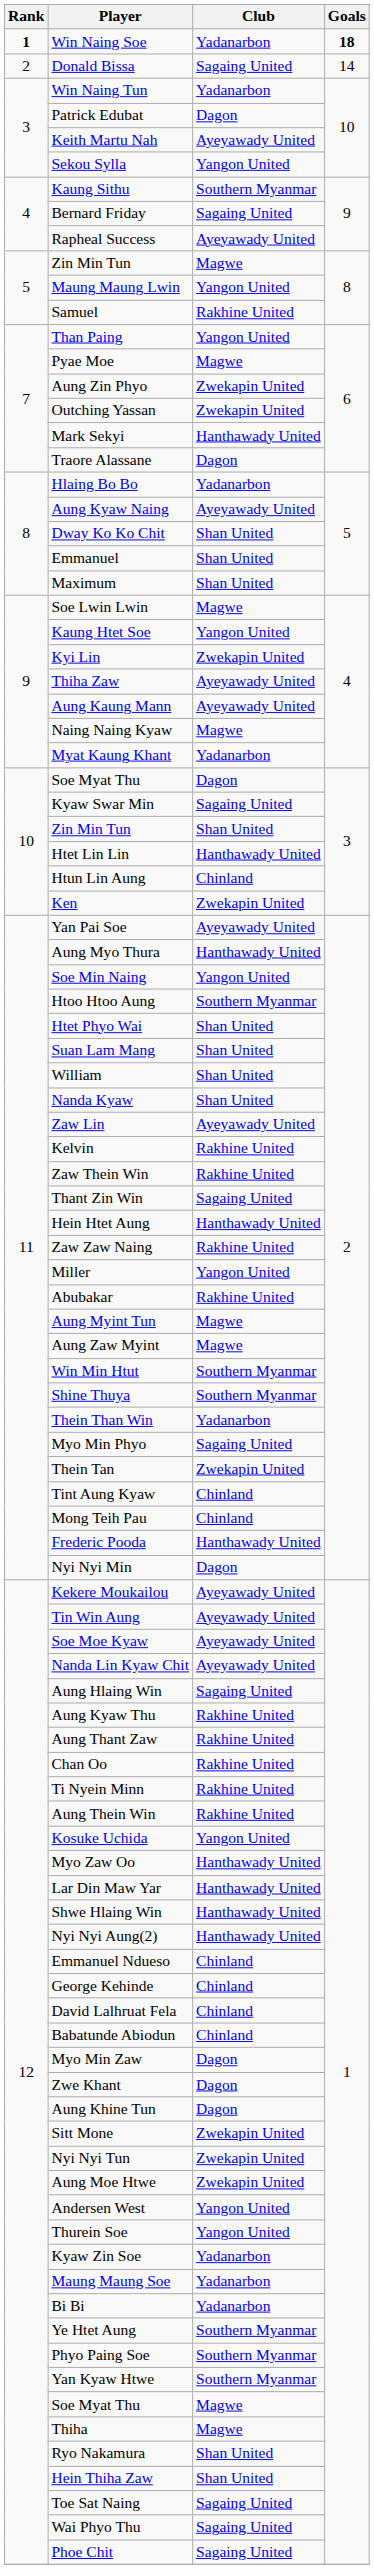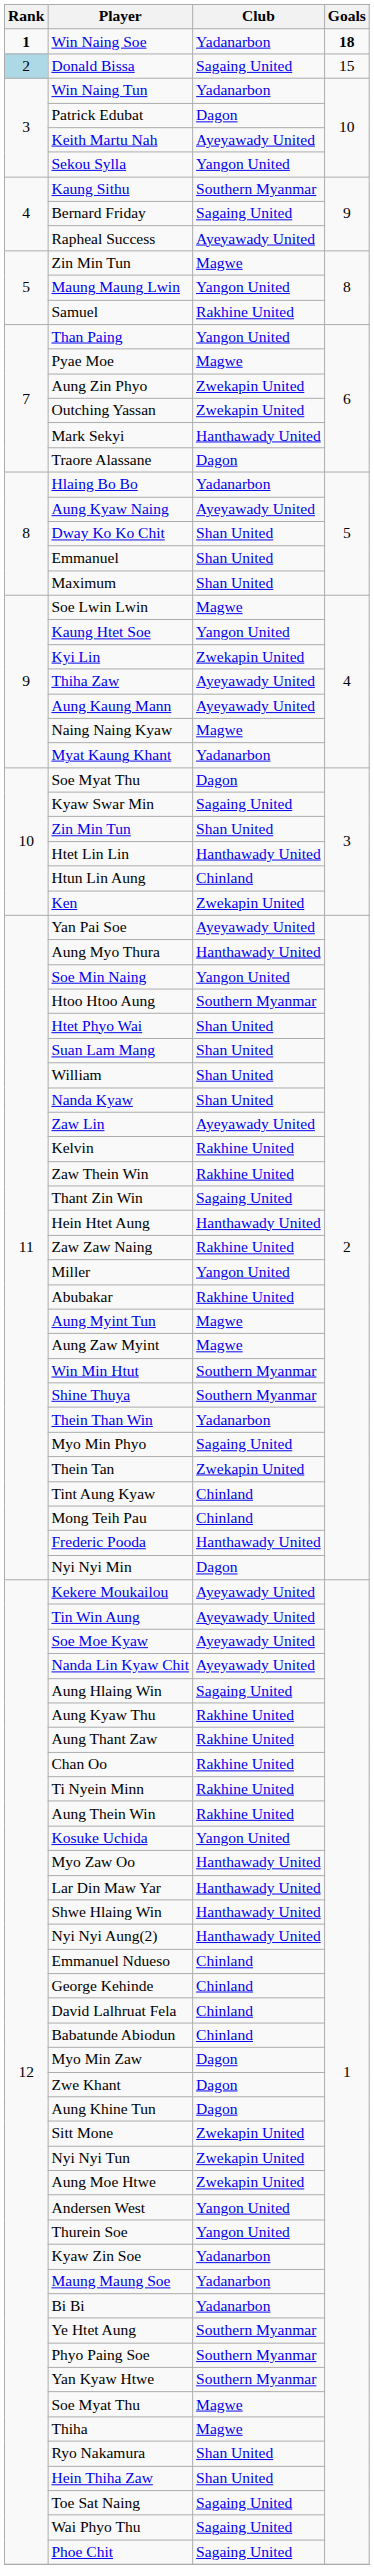(26, 66) no background -> (26, 66) lightblue background
(347, 66) 14 -> (347, 66) 15
